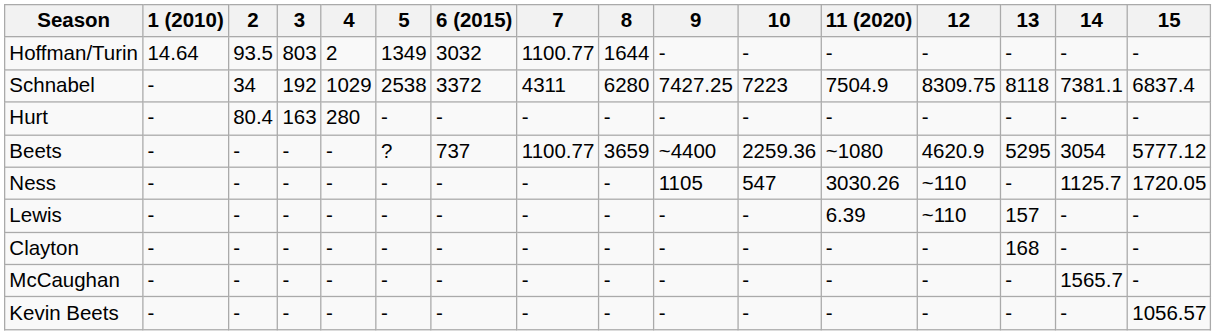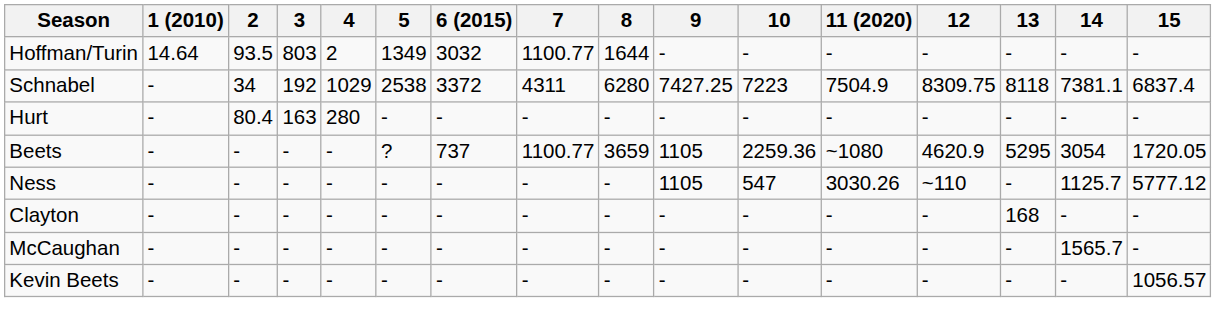(688, 150) ~4400 -> (681, 150) 1105
(1169, 150) 5777.12 -> (1169, 150) 1720.05
(1169, 183) 1720.05 -> (1169, 183) 5777.12
- row: (36, 215)
